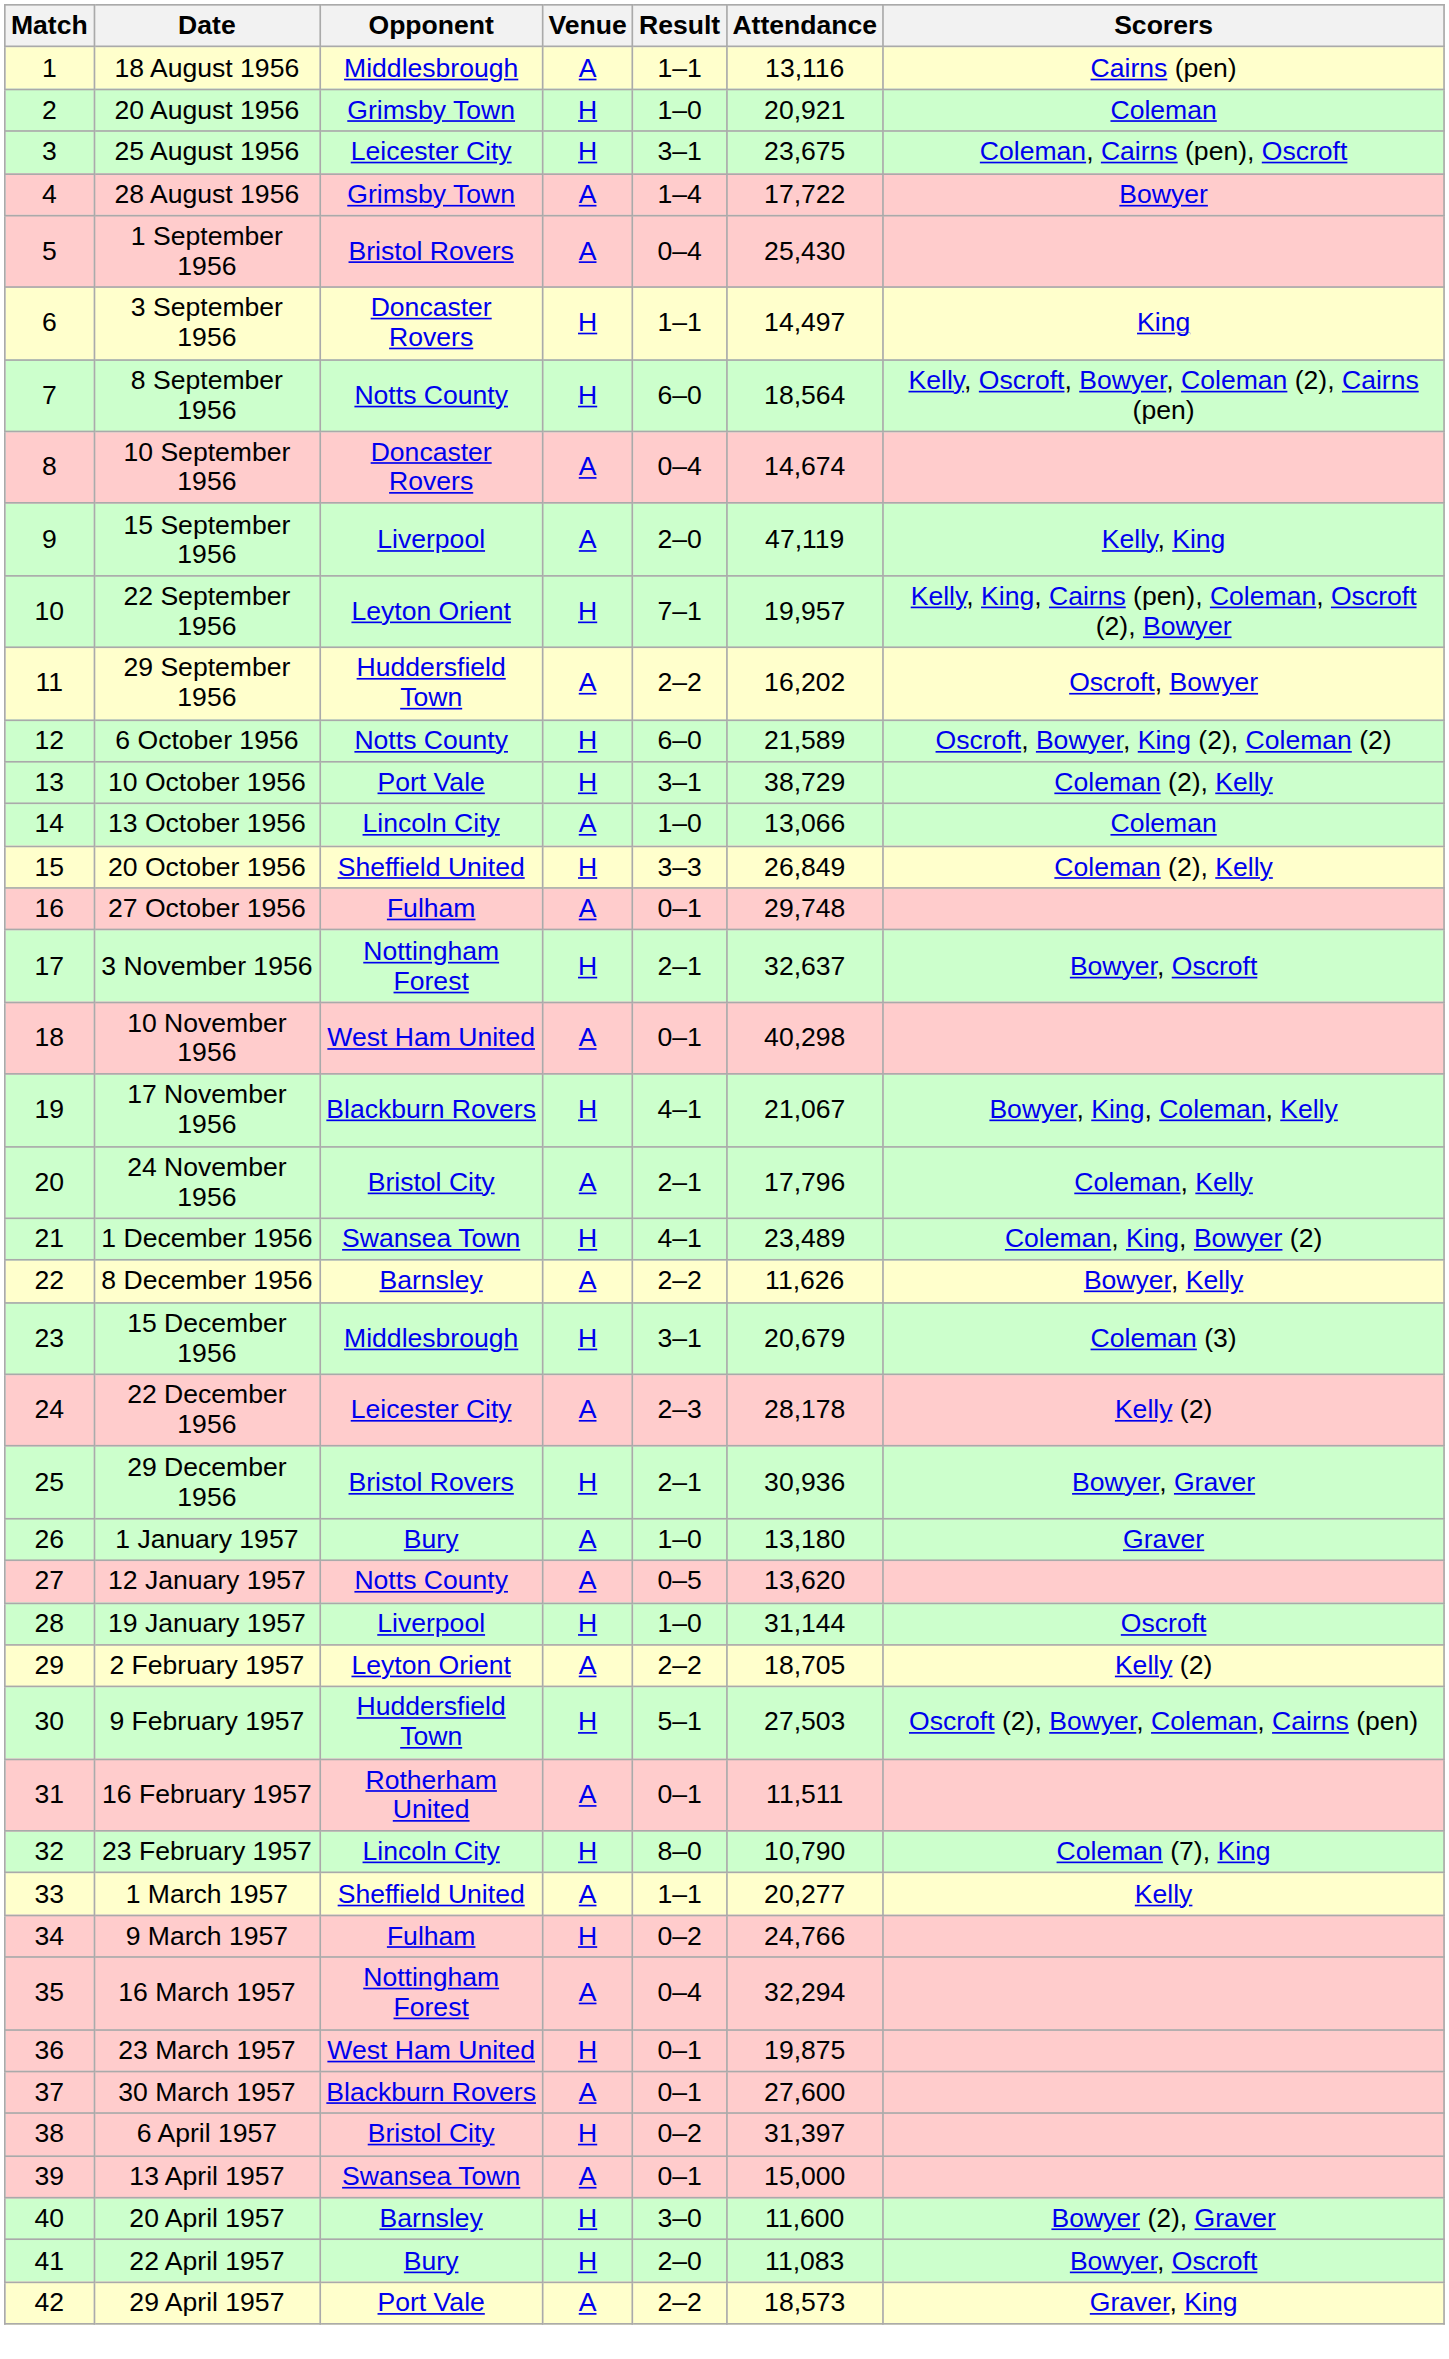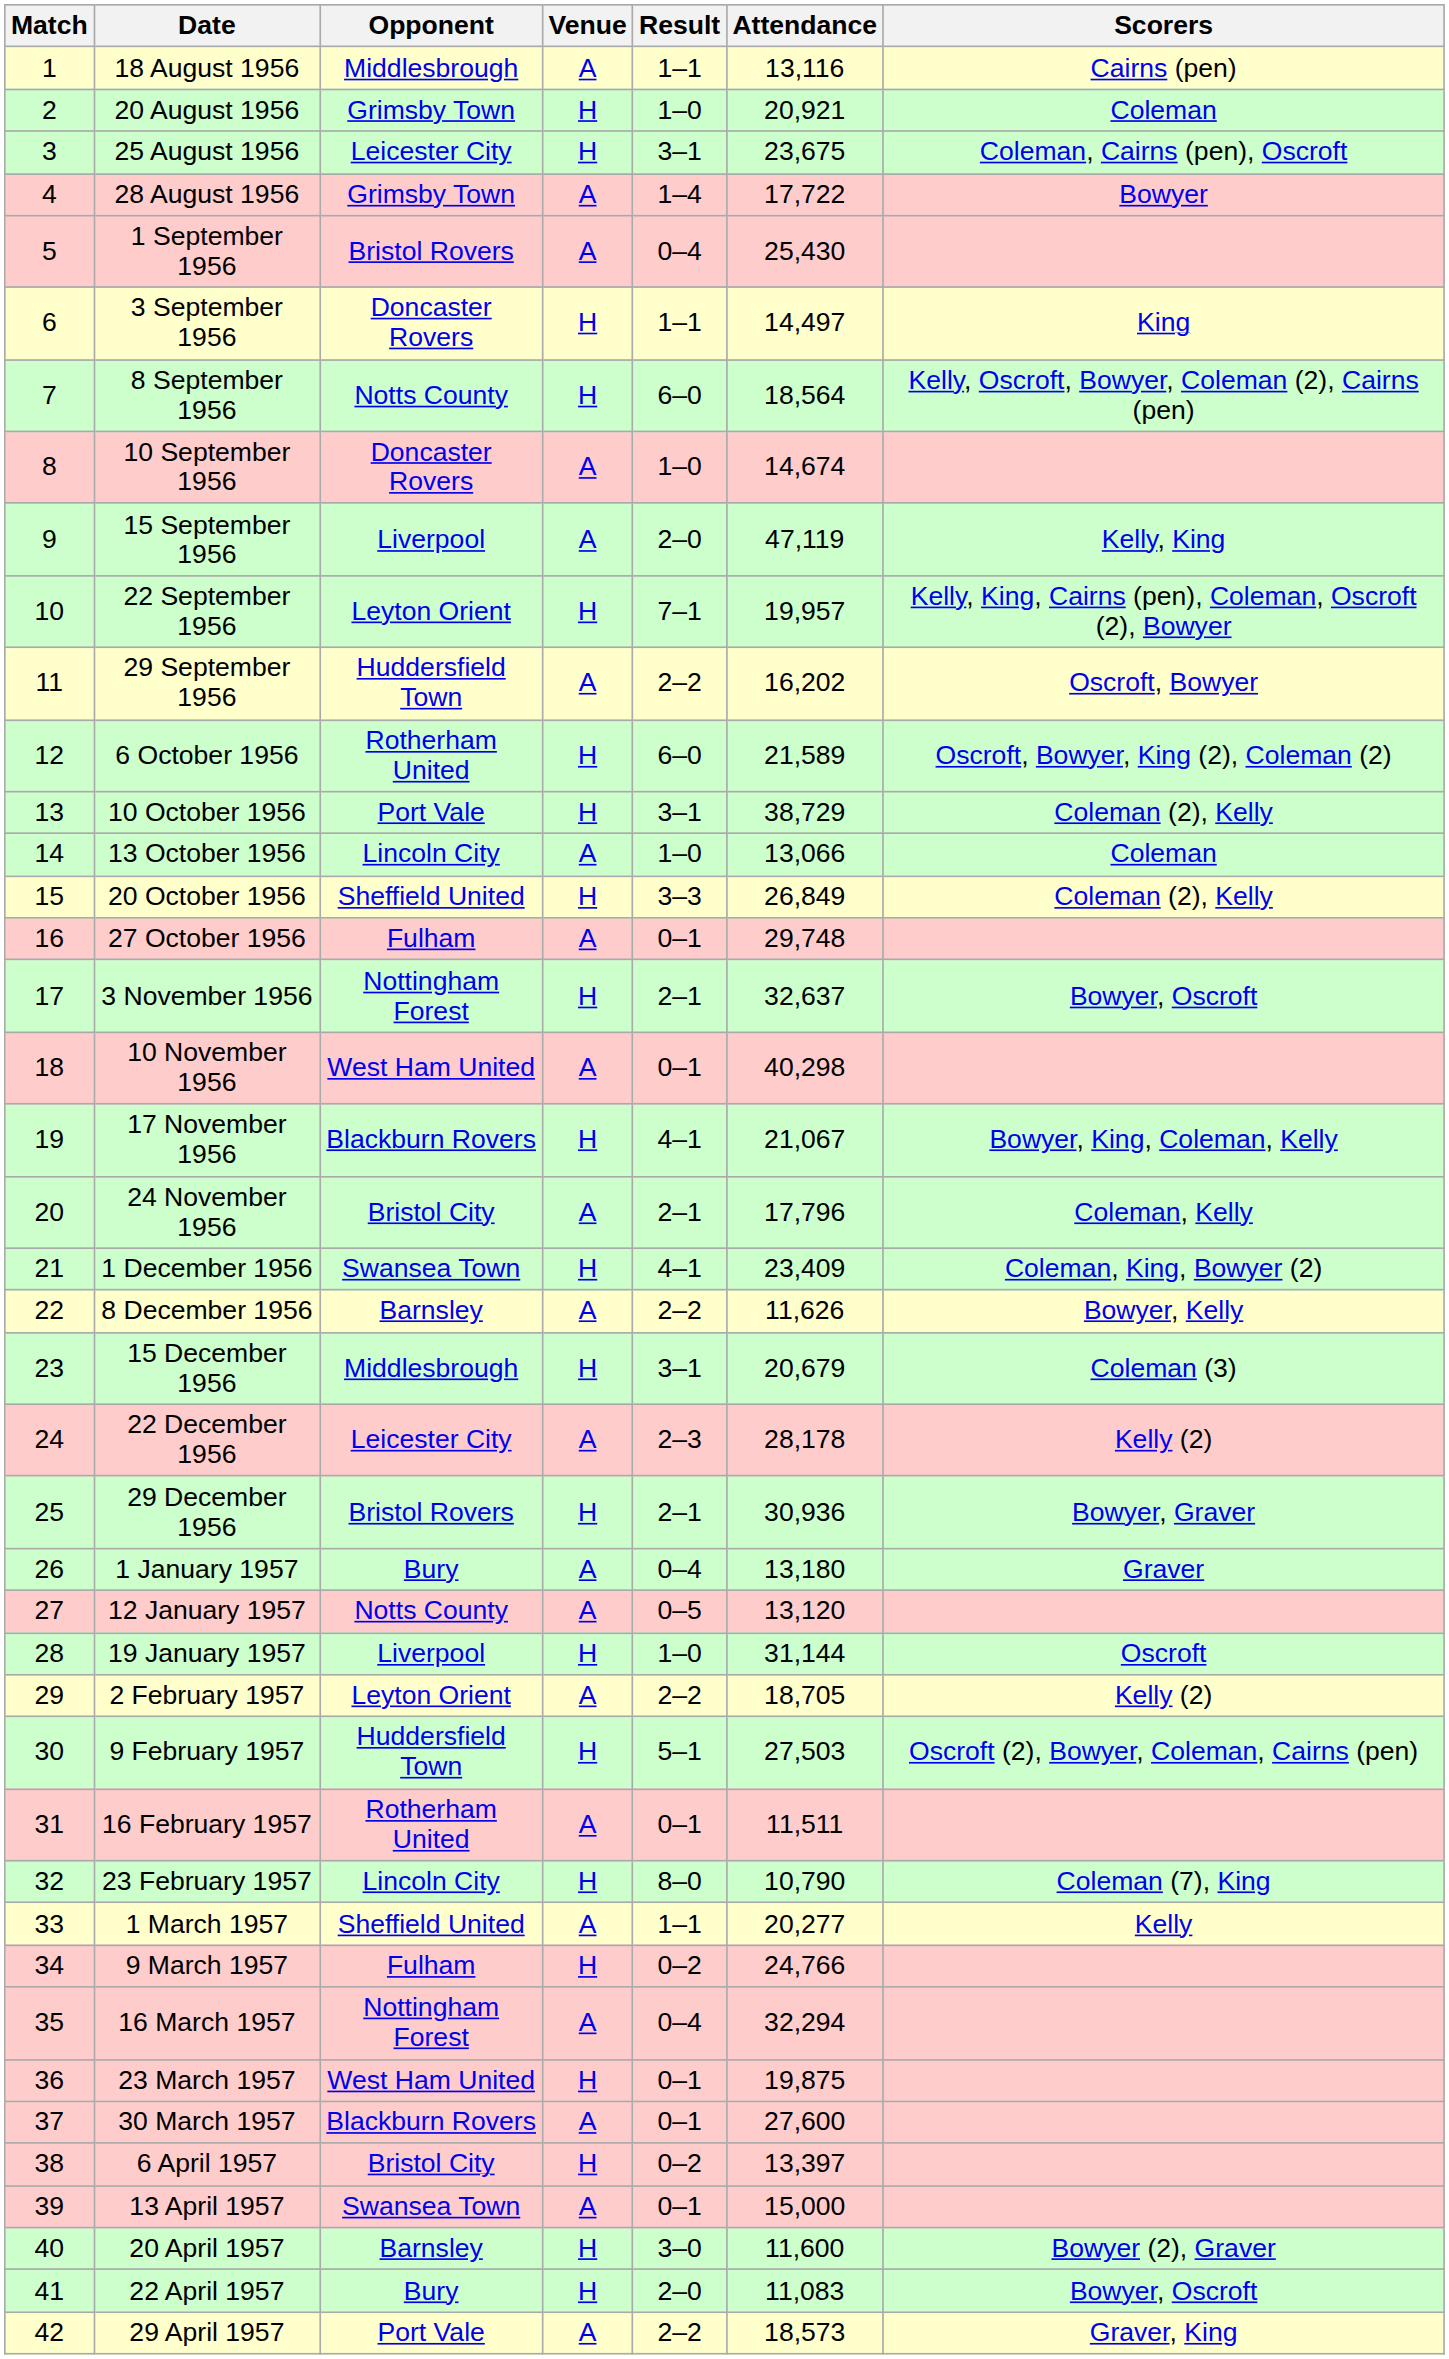(680, 467) 0–4 -> (680, 467) 1–0
(431, 740) Notts County -> (431, 755) Rotherham United
(805, 1238) 23,489 -> (805, 1268) 23,409
(680, 1539) 1–0 -> (680, 1568) 0–4
(805, 1581) 13,620 -> (805, 1611) 13,120
(805, 2134) 31,397 -> (805, 2164) 13,397
